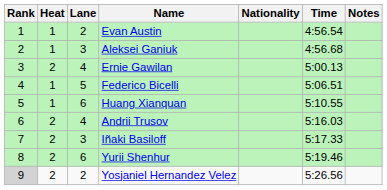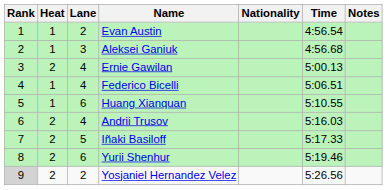(83, 85) 5 -> (83, 85) 4
(83, 139) 3 -> (83, 139) 5
